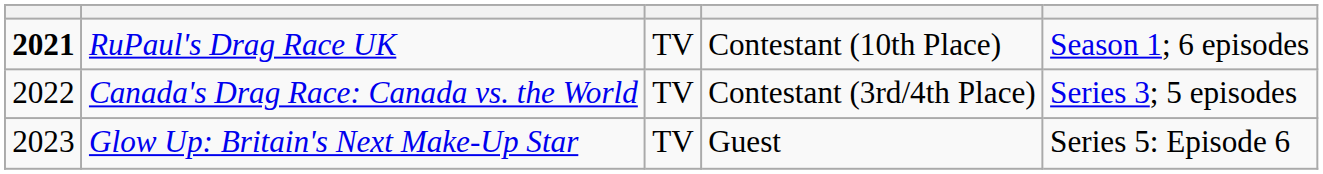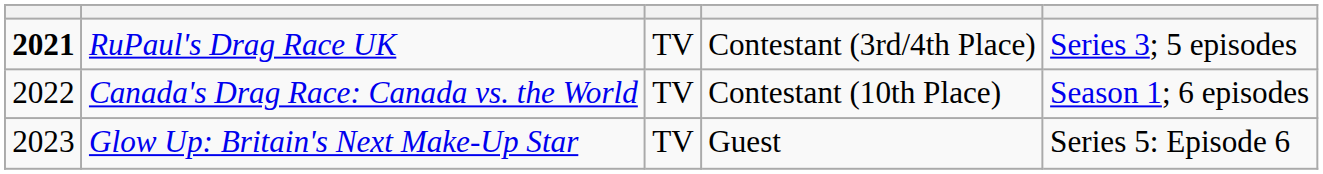(855, 43) Contestant (10th Place) -> (872, 43) Contestant (3rd/4th Place)
(1180, 43) Season 1; 6 episodes -> (1174, 43) Series 3; 5 episodes
(872, 93) Contestant (3rd/4th Place) -> (855, 93) Contestant (10th Place)
(1174, 93) Series 3; 5 episodes -> (1180, 93) Season 1; 6 episodes
